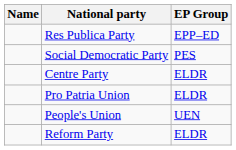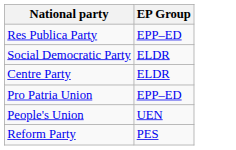- column: (23, 14)
(185, 54) PES -> (153, 54) ELDR
(191, 94) ELDR -> (159, 94) EPP–ED
(191, 134) ELDR -> (148, 134) PES
